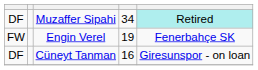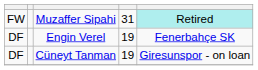(16, 18) DF -> (16, 18) FW
(128, 18) 34 -> (128, 18) 31
(16, 37) FW -> (16, 37) DF
(128, 55) 16 -> (128, 55) 19
